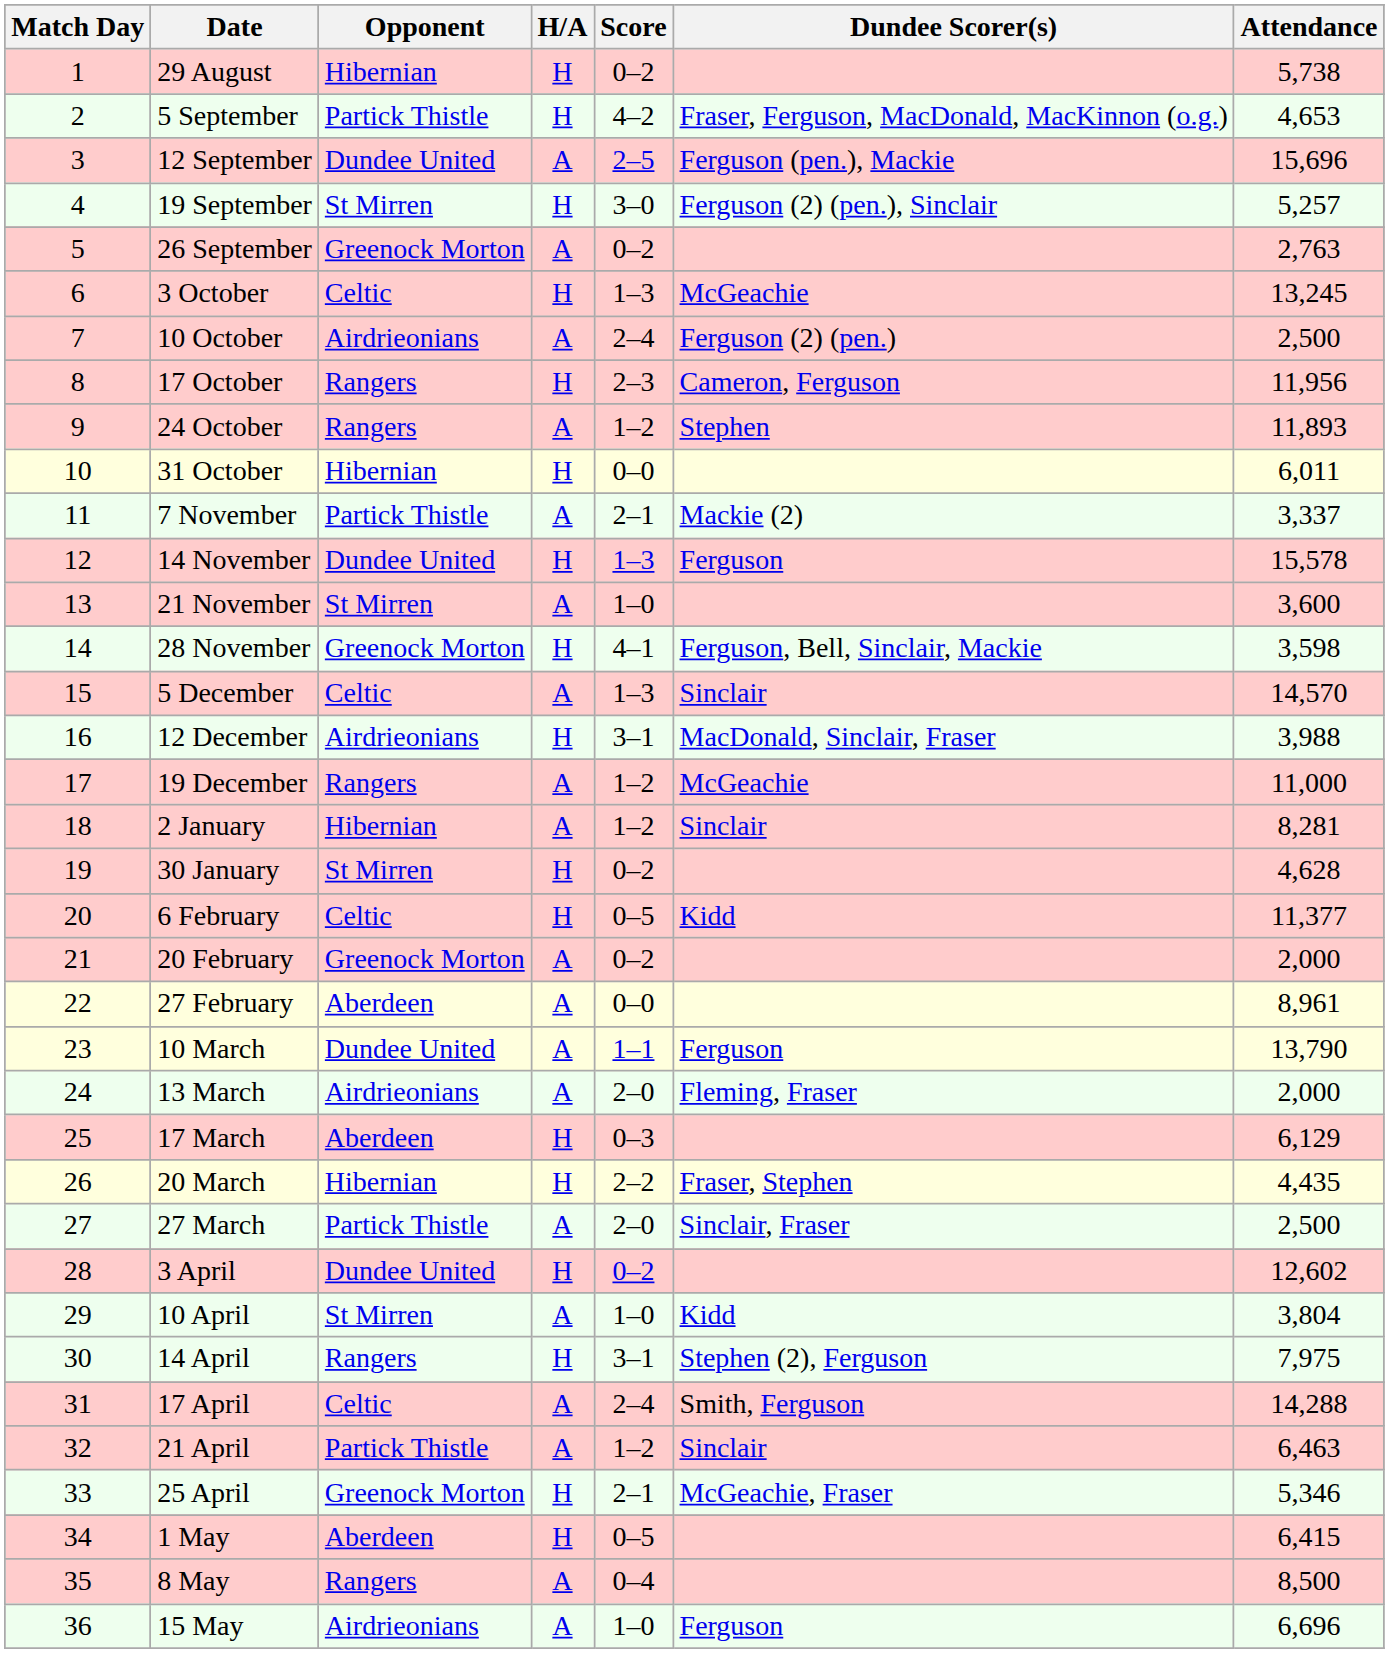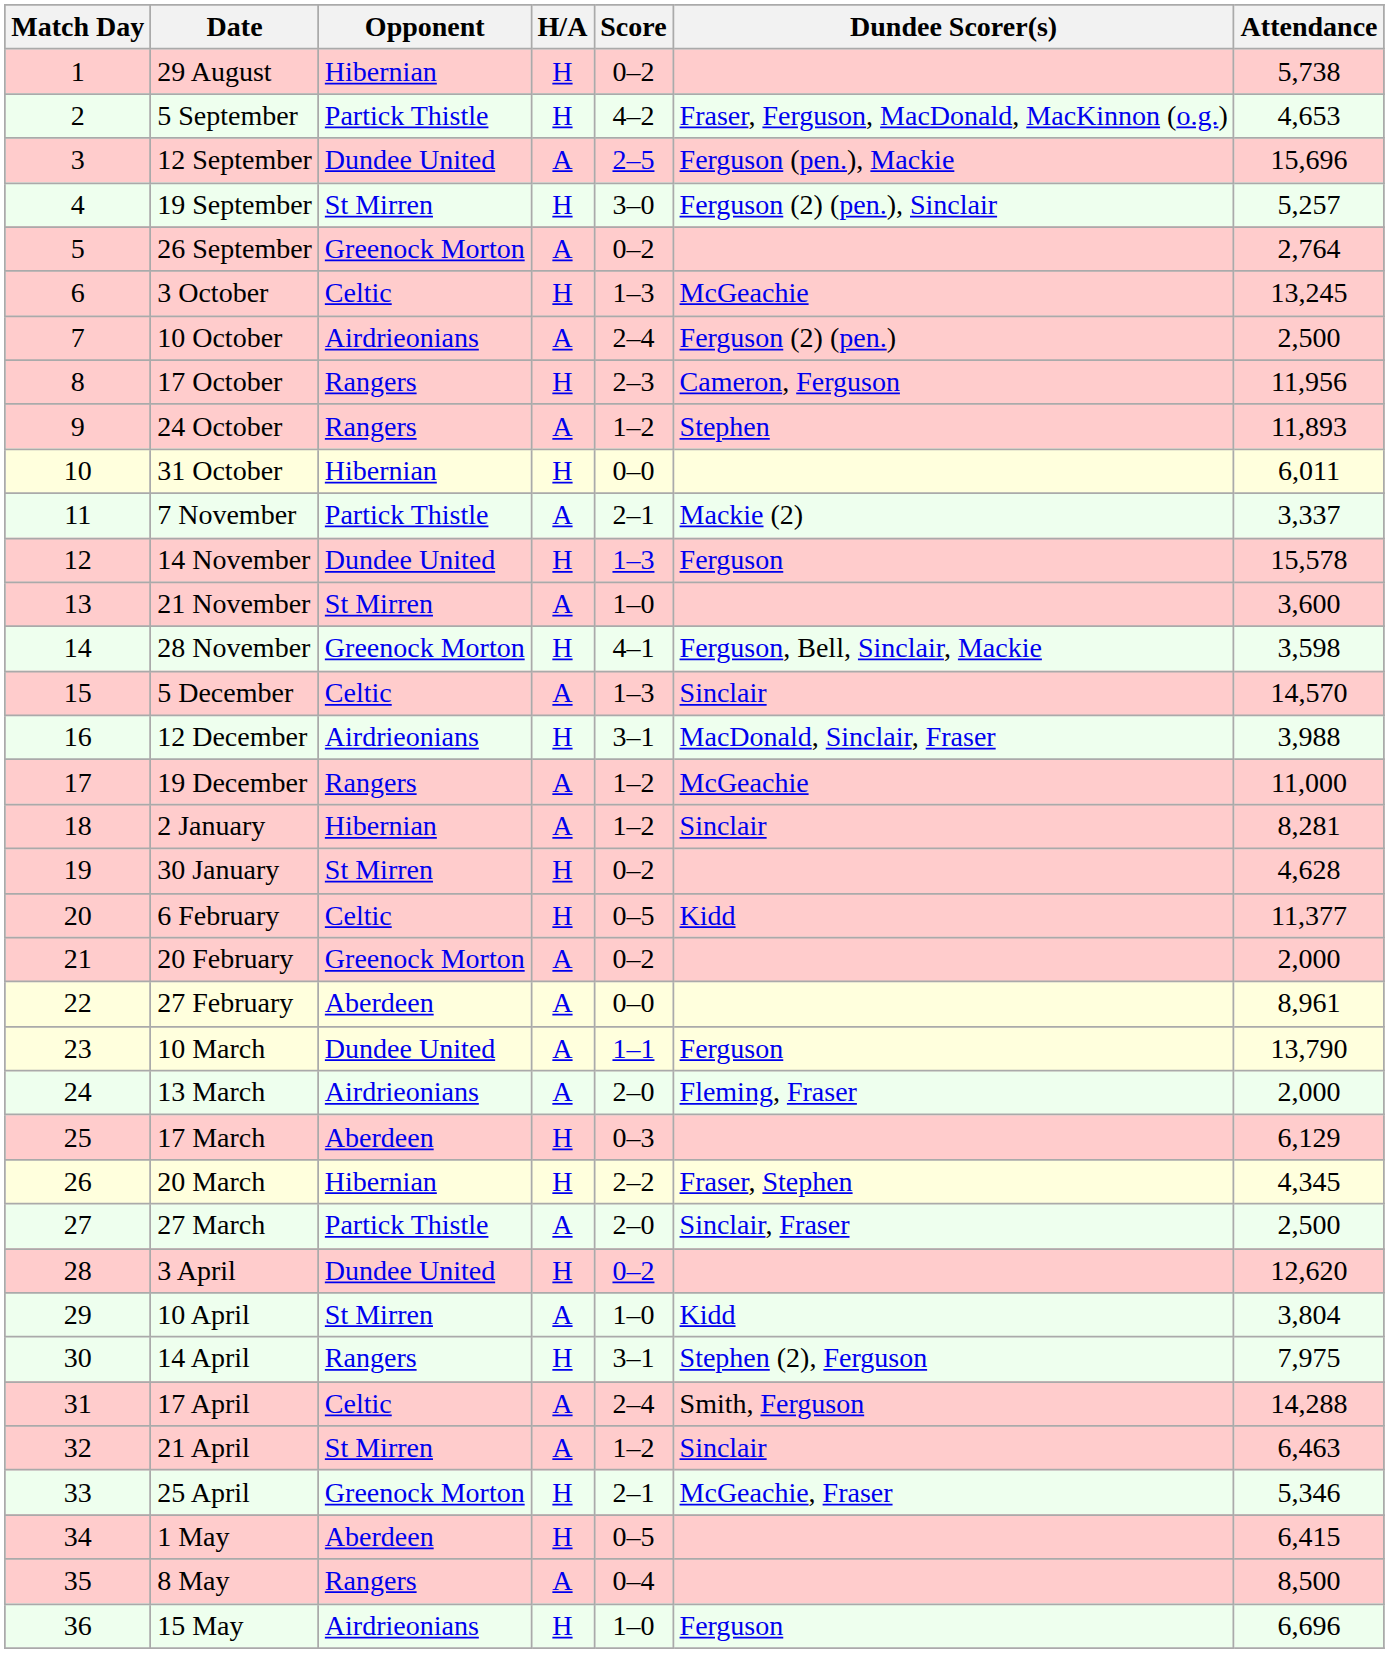(1309, 248) 2,763 -> (1309, 248) 2,764
(1309, 1181) 4,435 -> (1309, 1181) 4,345
(1309, 1270) 12,602 -> (1309, 1270) 12,620
(407, 1447) Partick Thistle -> (379, 1447) St Mirren
(562, 1625) A -> (562, 1625) H
